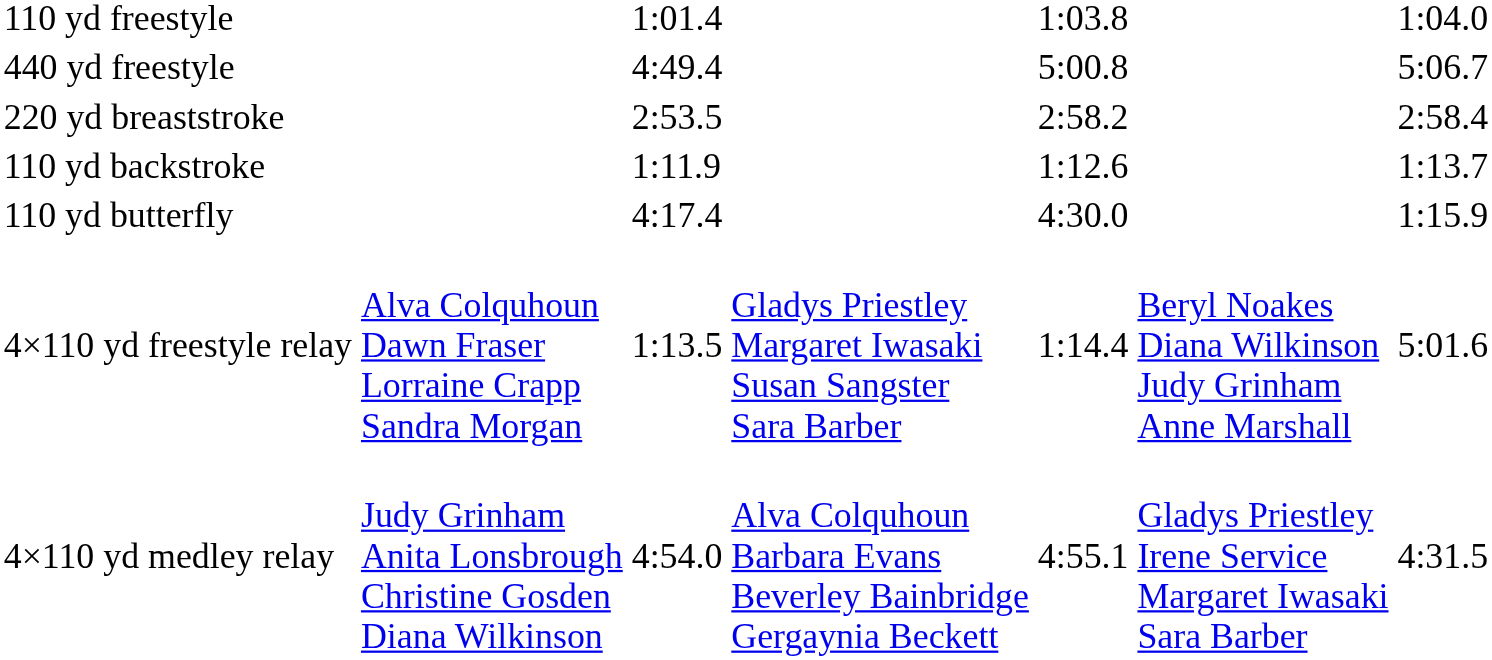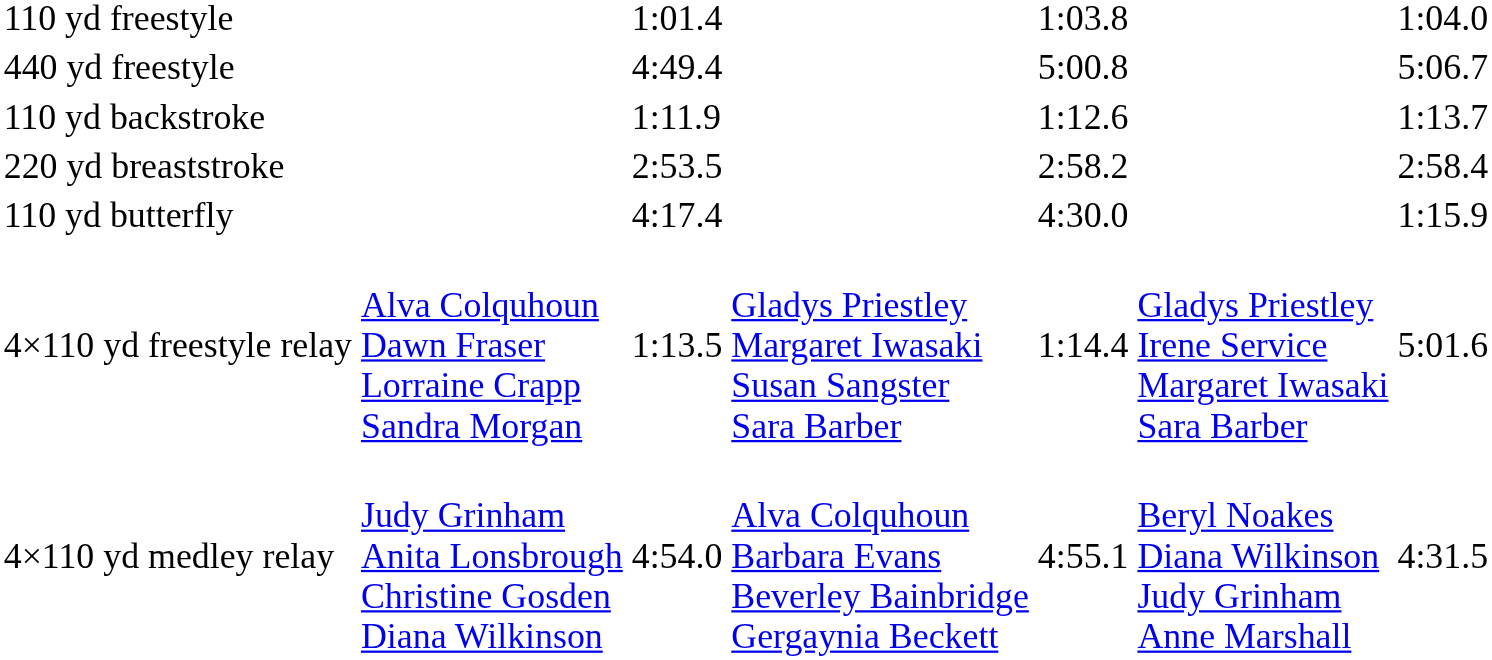rows swapped: (134, 166) <-> (144, 116)
(1258, 365) Beryl Noakes Diana Wilkinson Judy Grinham Anne Marshall -> (1263, 365) Gladys Priestley Irene Service Margaret Iwasaki Sara Barber
(1263, 576) Gladys Priestley Irene Service Margaret Iwasaki Sara Barber -> (1258, 576) Beryl Noakes Diana Wilkinson Judy Grinham Anne Marshall
